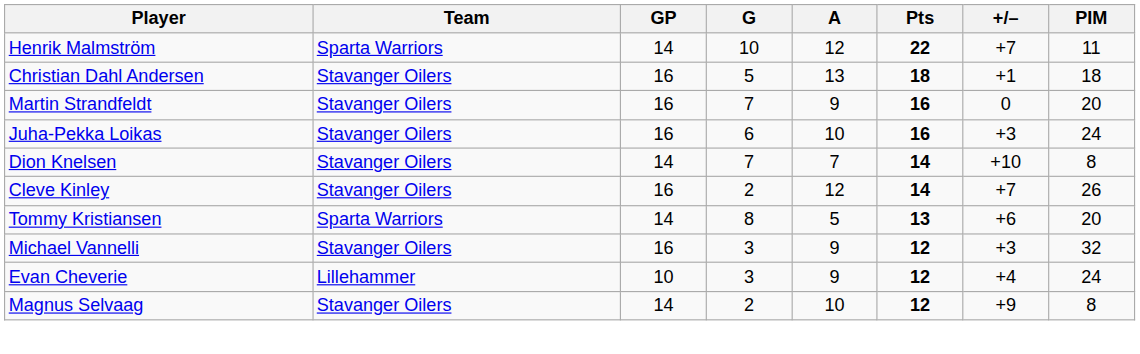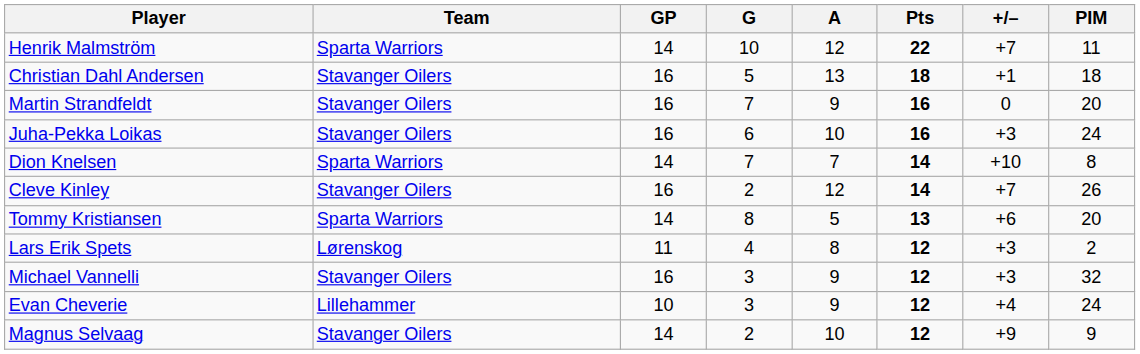(384, 162) Stavanger Oilers -> (380, 162) Sparta Warriors
+ row: (70, 248)
(1091, 305) 8 -> (1091, 334) 9
